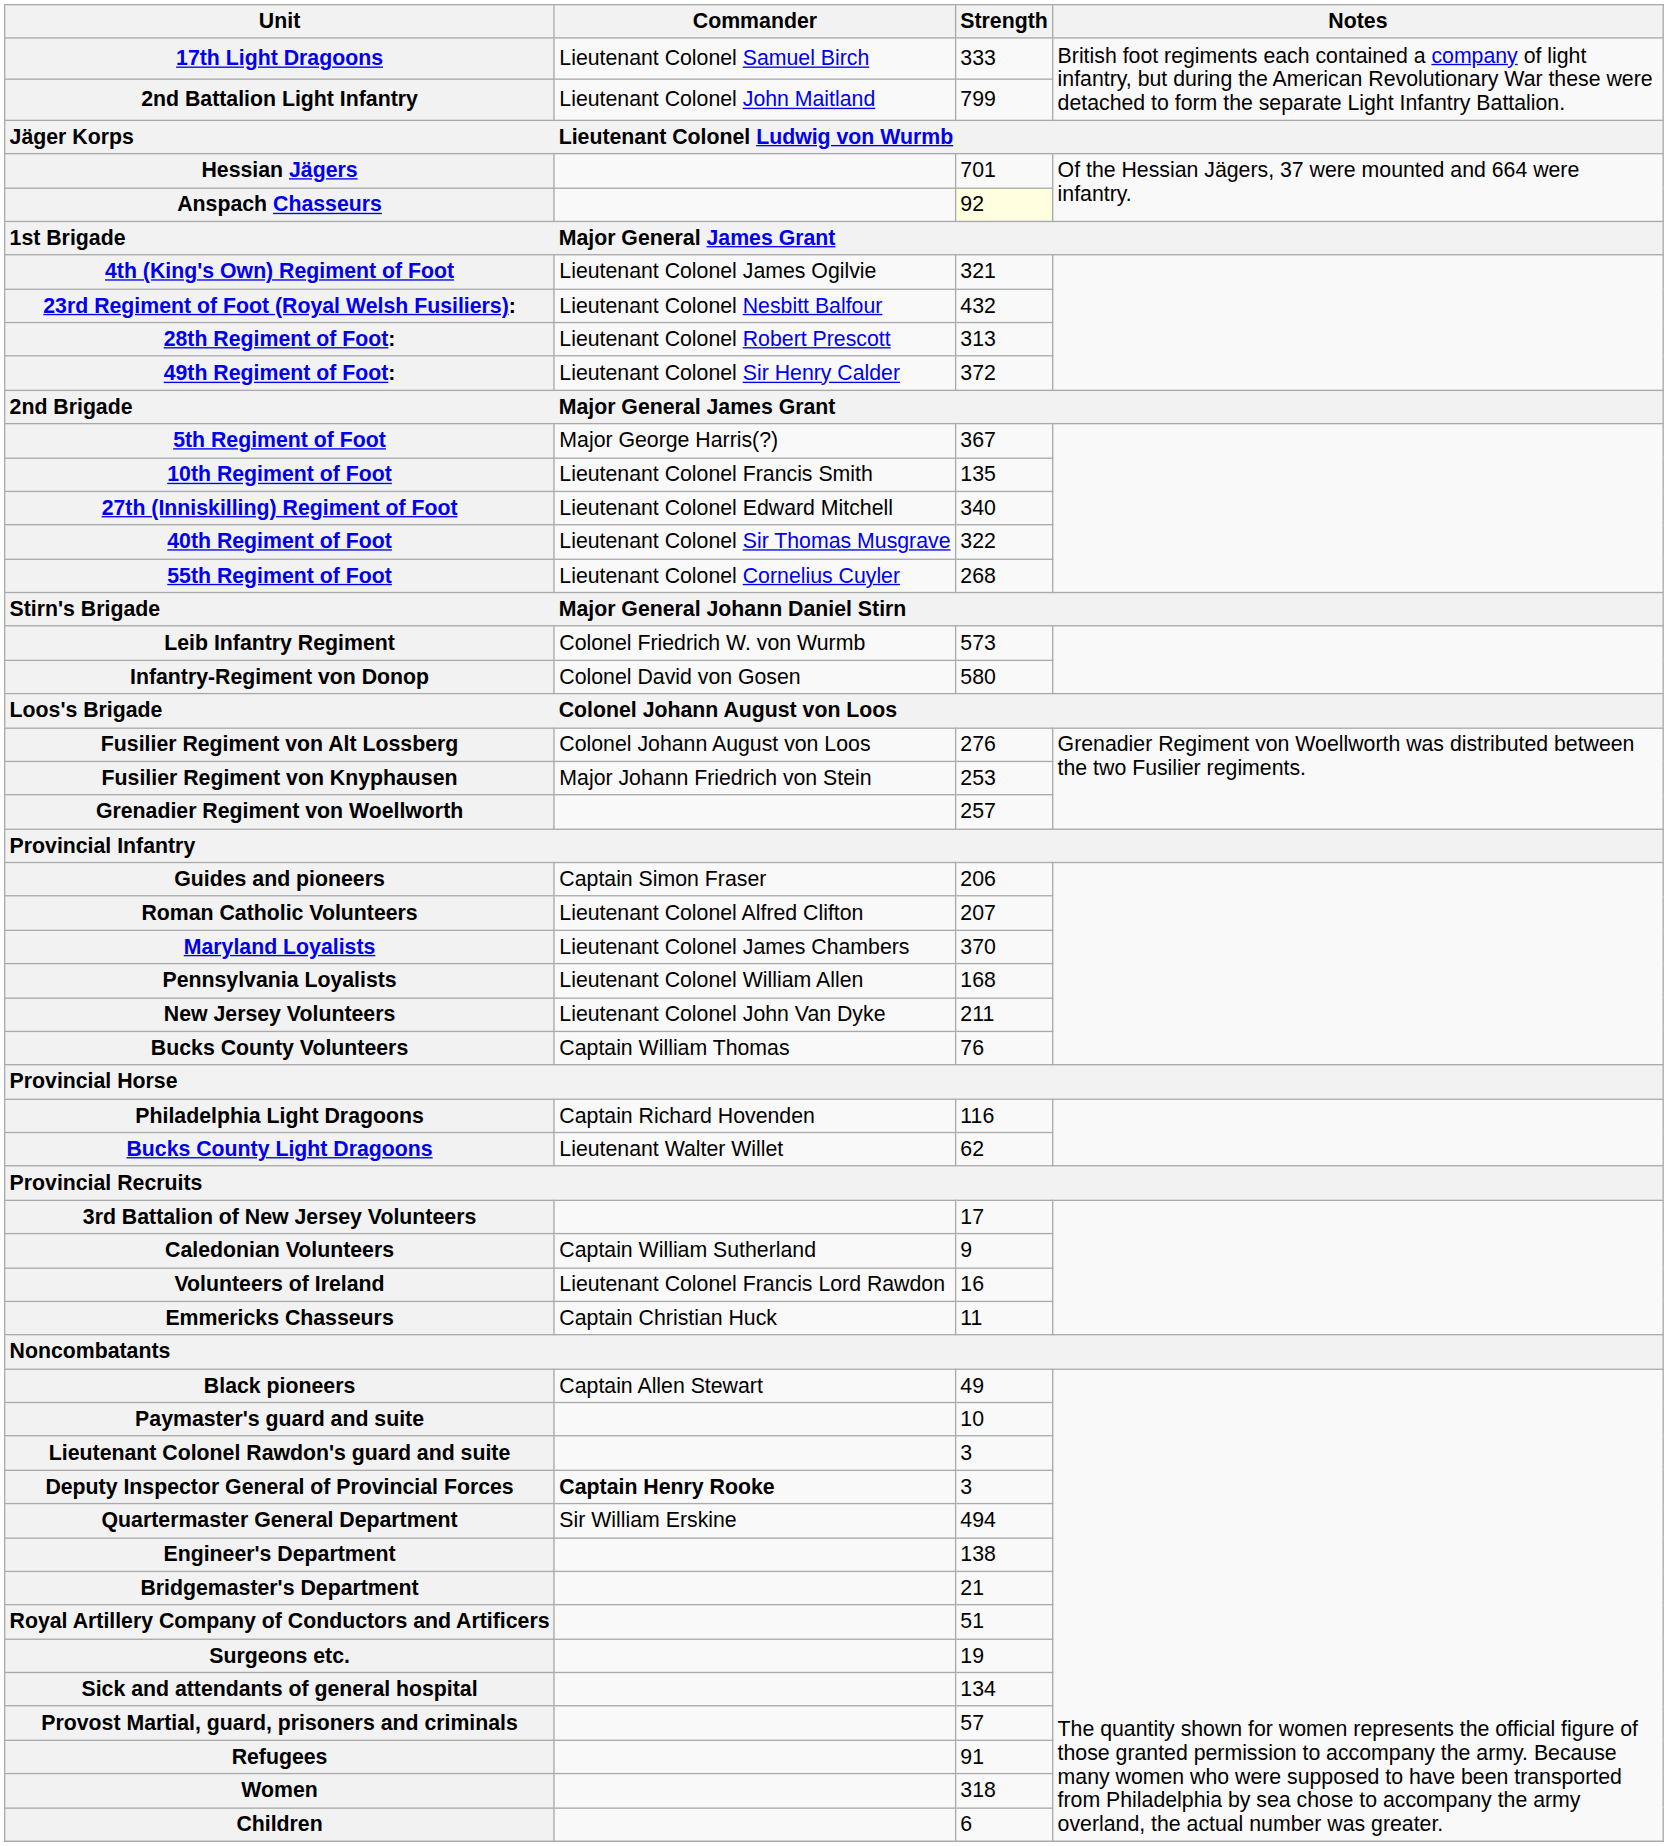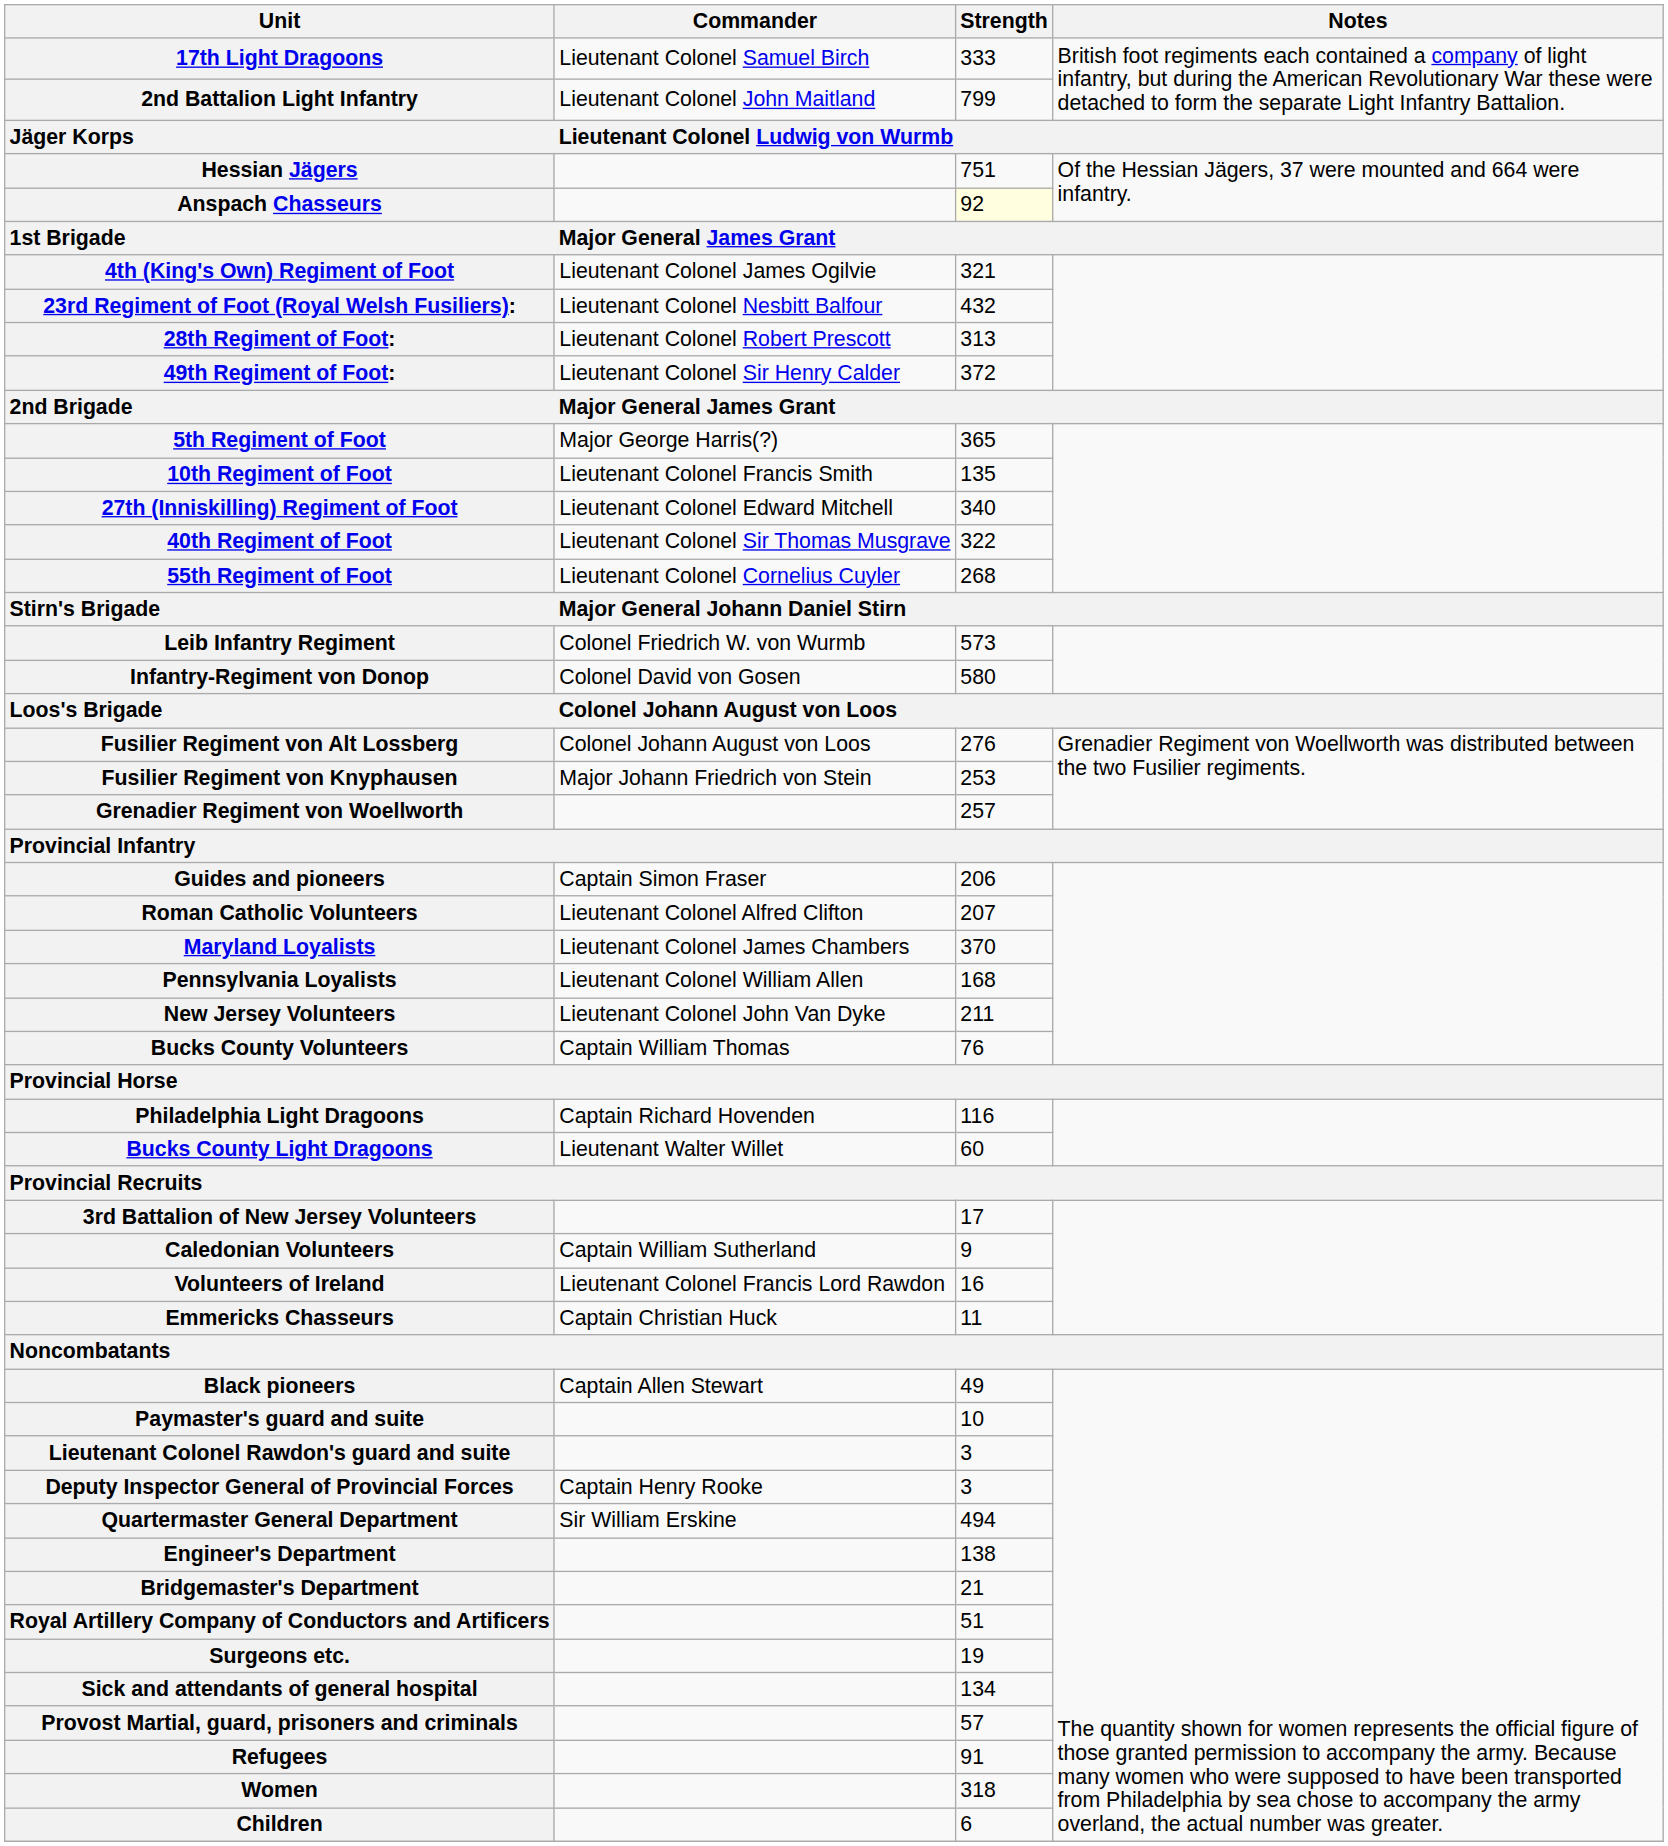(978, 170) 701 -> (978, 170) 751
(978, 440) 367 -> (978, 440) 365
(972, 1149) 62 -> (972, 1149) 60
(667, 1486) bold -> (661, 1486) normal
